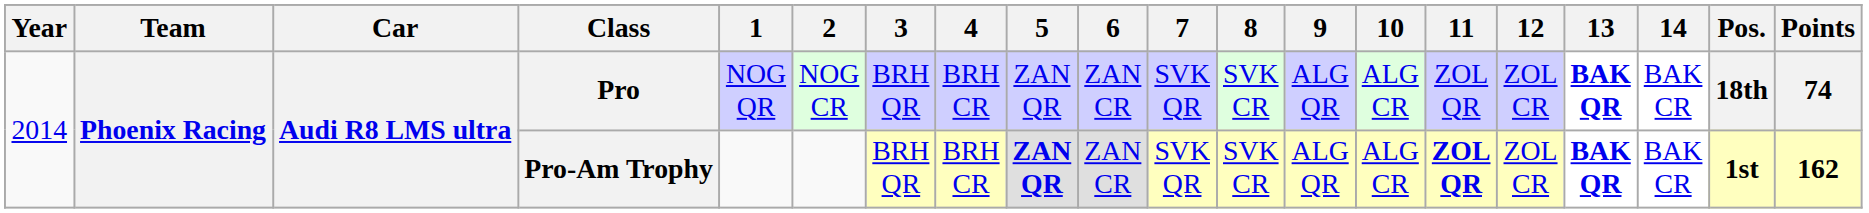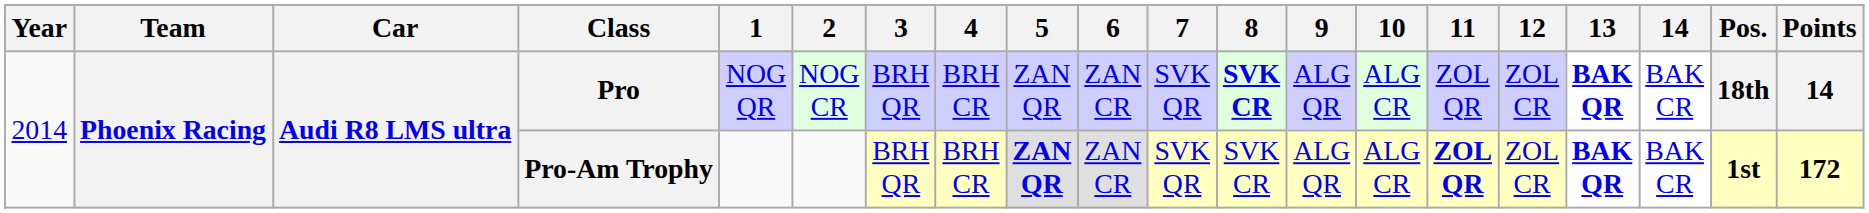(1251, 90) normal -> (1252, 90) bold
(1818, 90) 74 -> (1820, 90) 14
(1818, 168) 162 -> (1820, 168) 172
